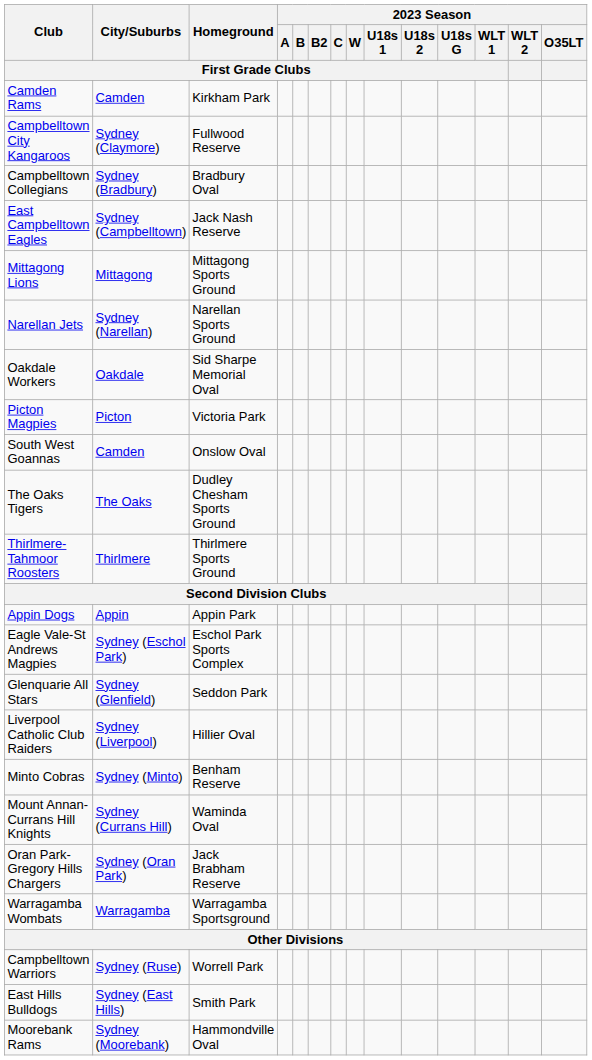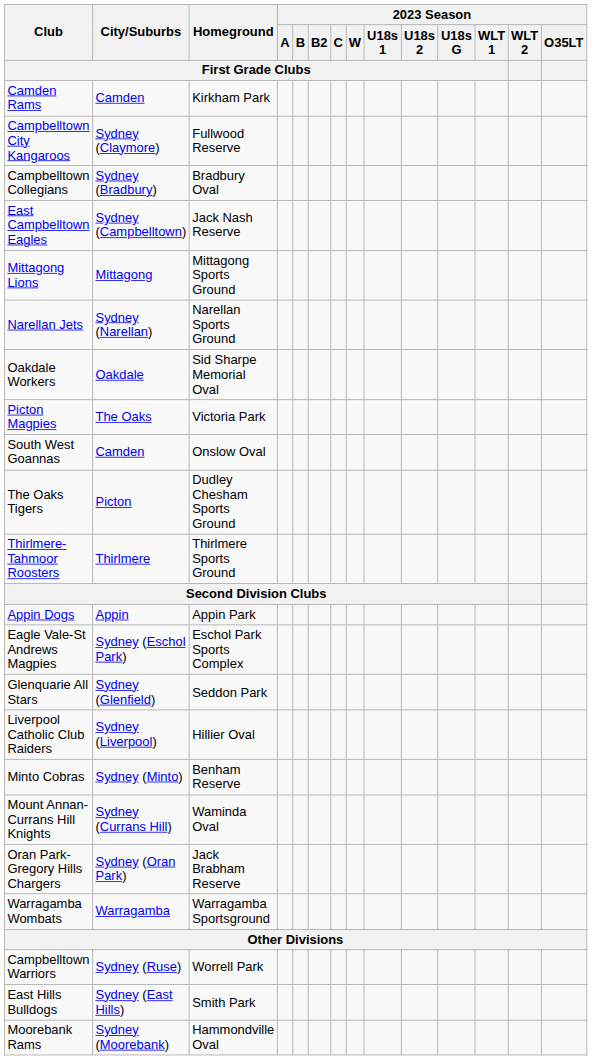(114, 417) Picton -> (124, 417) The Oaks
(124, 501) The Oaks -> (114, 501) Picton
